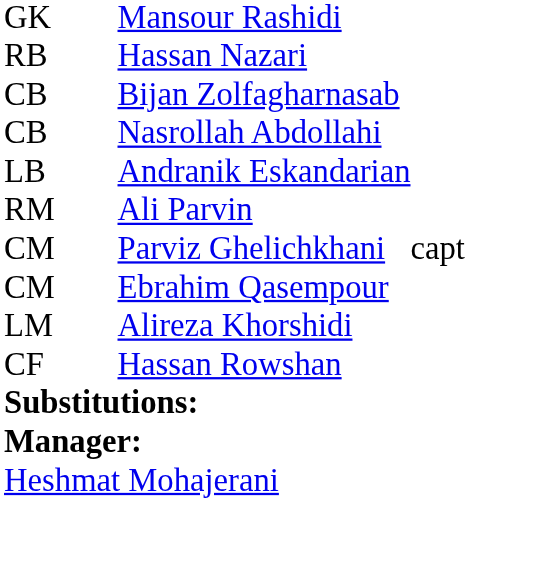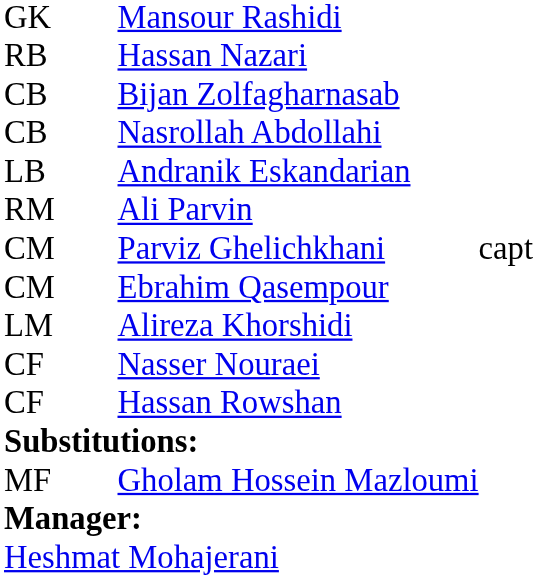+ row: (219, 363)
+ row: (298, 479)
